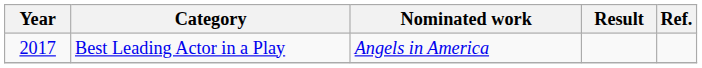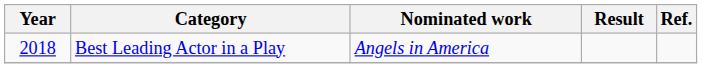(38, 47) 2017 -> (38, 47) 2018
